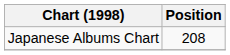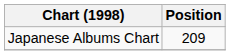(194, 38) 208 -> (194, 38) 209
